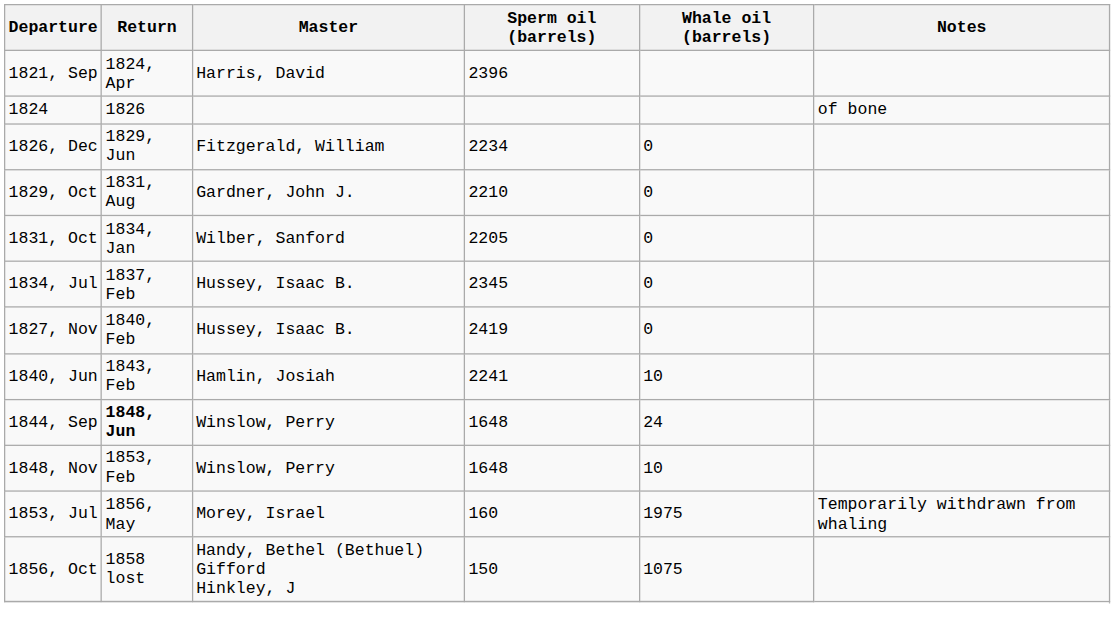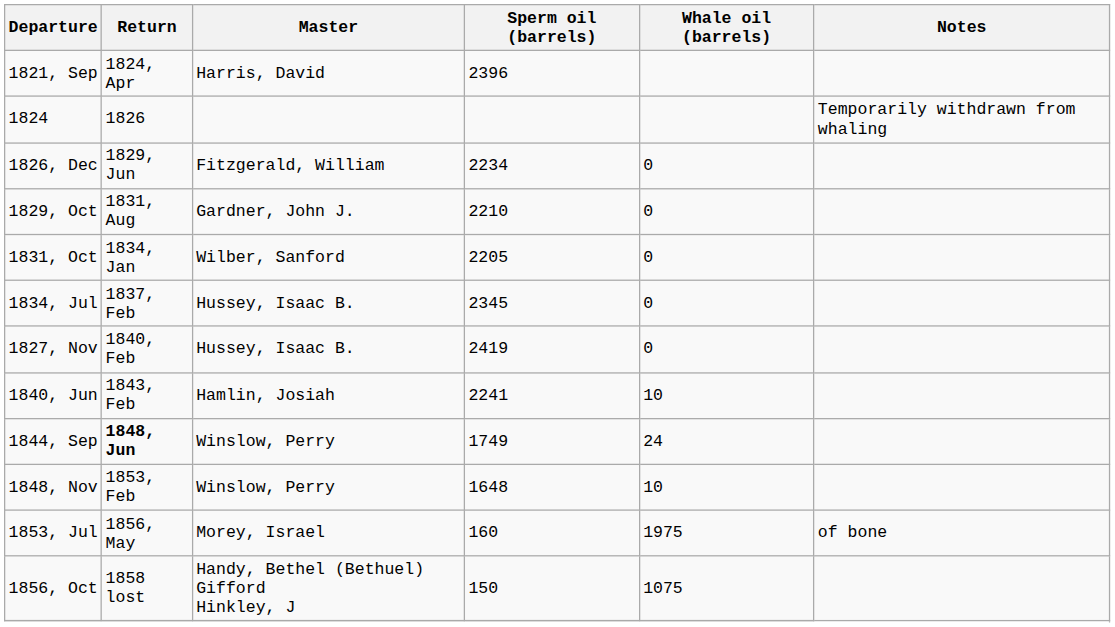(853, 110) of bone -> (947, 120) Temporarily withdrawn from whaling
(488, 422) 1648 -> (488, 441) 1749
(947, 514) Temporarily withdrawn from whaling -> (853, 533) of bone
